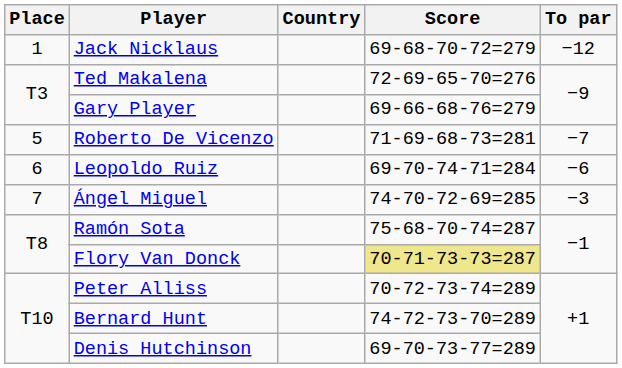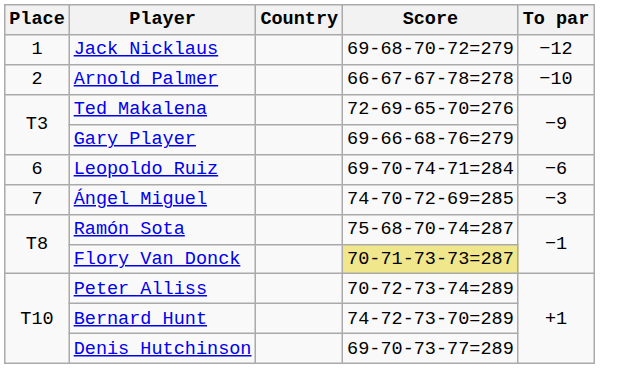+ row: (146, 80)
- row: (174, 140)
